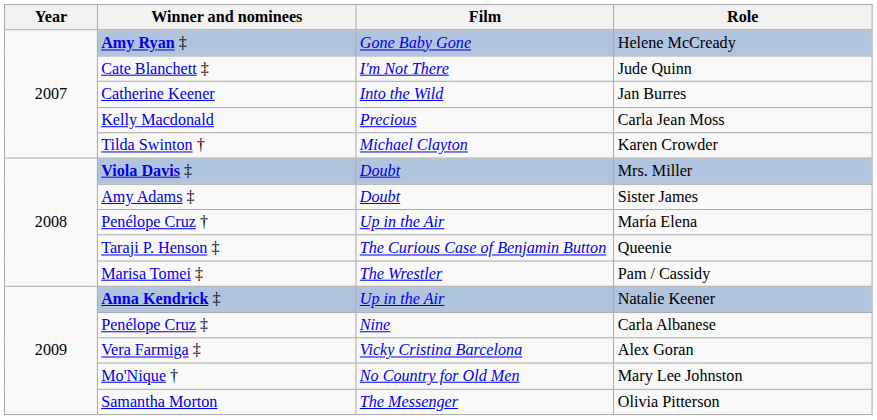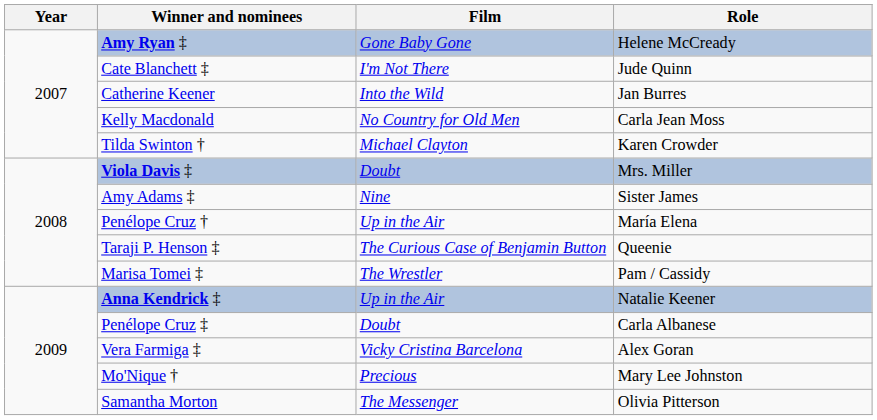(388, 119) Precious -> (440, 119) No Country for Old Men
(380, 196) Doubt -> (375, 196) Nine
(375, 324) Nine -> (380, 324) Doubt
(440, 376) No Country for Old Men -> (388, 376) Precious
